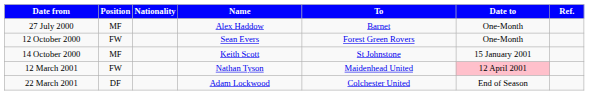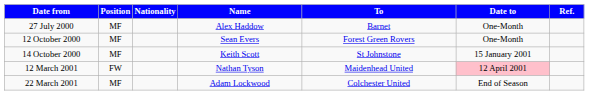(115, 40) FW -> (115, 40) MF
(115, 83) DF -> (115, 83) MF
